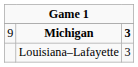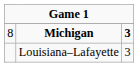(10, 33) 9 -> (10, 33) 8
